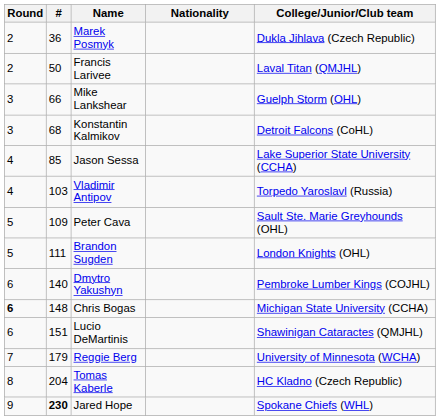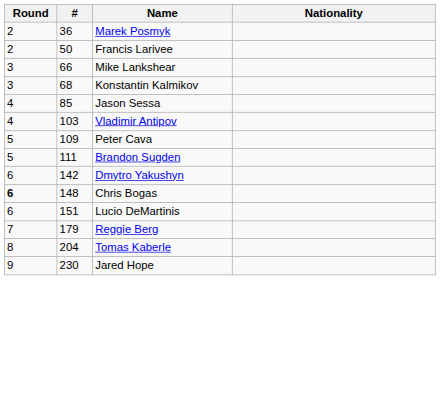- column: (345, 13)
(58, 284) 140 -> (69, 175) 142
(58, 406) bold -> (69, 265) normal
